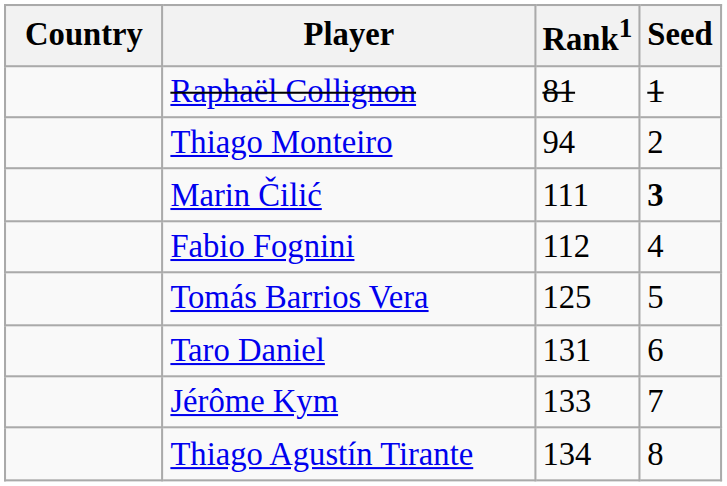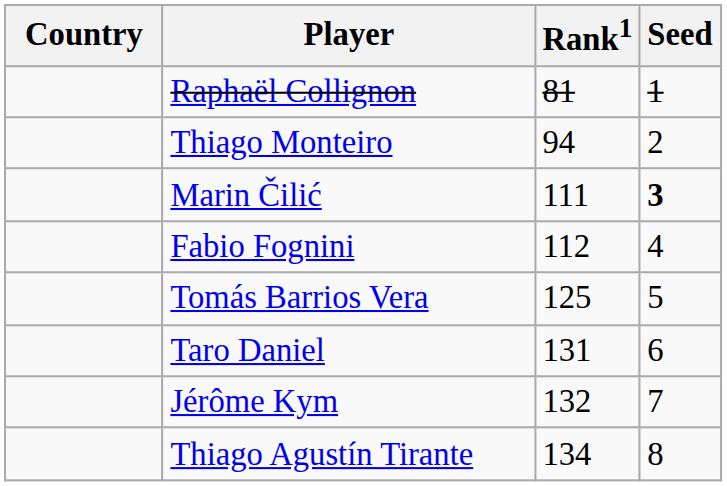(567, 401) 133 -> (567, 401) 132
